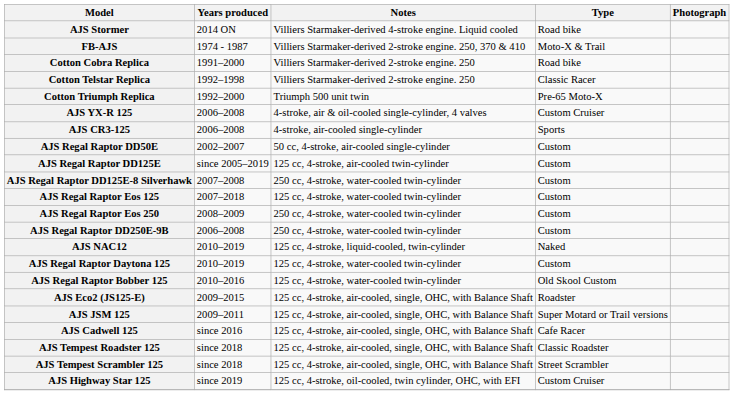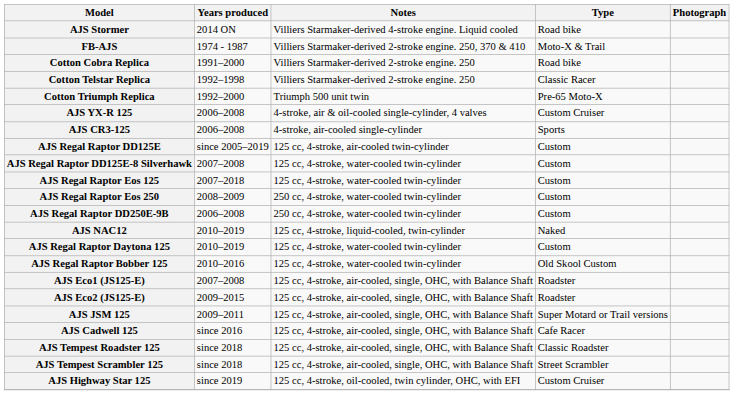- row: (99, 146)
(367, 180) 250 cc, 4-stroke, water-cooled twin-cylinder -> (367, 163) 125 cc, 4-stroke, water-cooled twin-cylinder
+ row: (99, 280)
